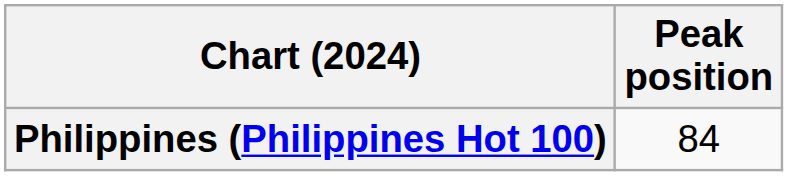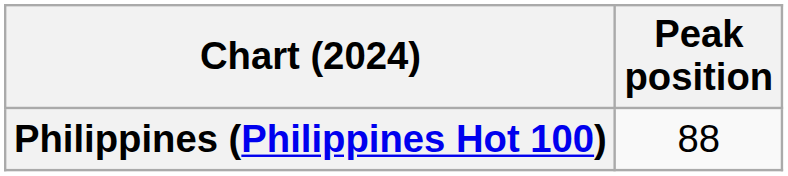(699, 138) 84 -> (699, 138) 88
